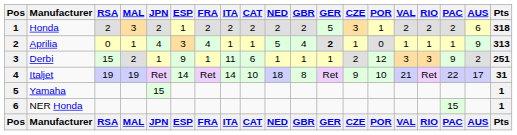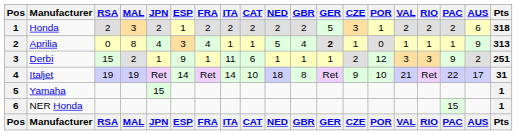(134, 43) 1 -> (134, 43) 8
